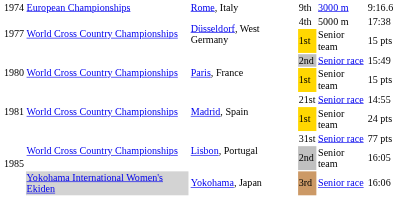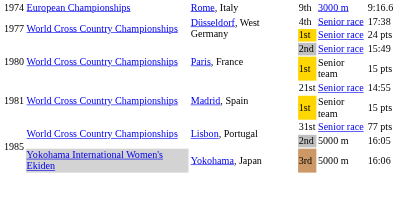(333, 21) 5000 m -> (341, 21) Senior race
(331, 41) Senior team -> (341, 35) Senior race
(380, 41) 15 pts -> (380, 35) 24 pts
(380, 119) 24 pts -> (380, 107) 15 pts
(331, 158) Senior team -> (333, 141) 5000 m
(341, 183) Senior race -> (333, 160) 5000 m
